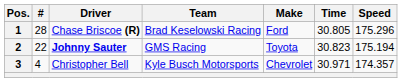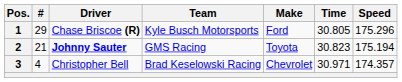(41, 30) 28 -> (41, 30) 29
(203, 30) Brad Keselowski Racing -> (202, 30) Kyle Busch Motorsports
(41, 47) 22 -> (41, 47) 21
(202, 64) Kyle Busch Motorsports -> (203, 64) Brad Keselowski Racing
